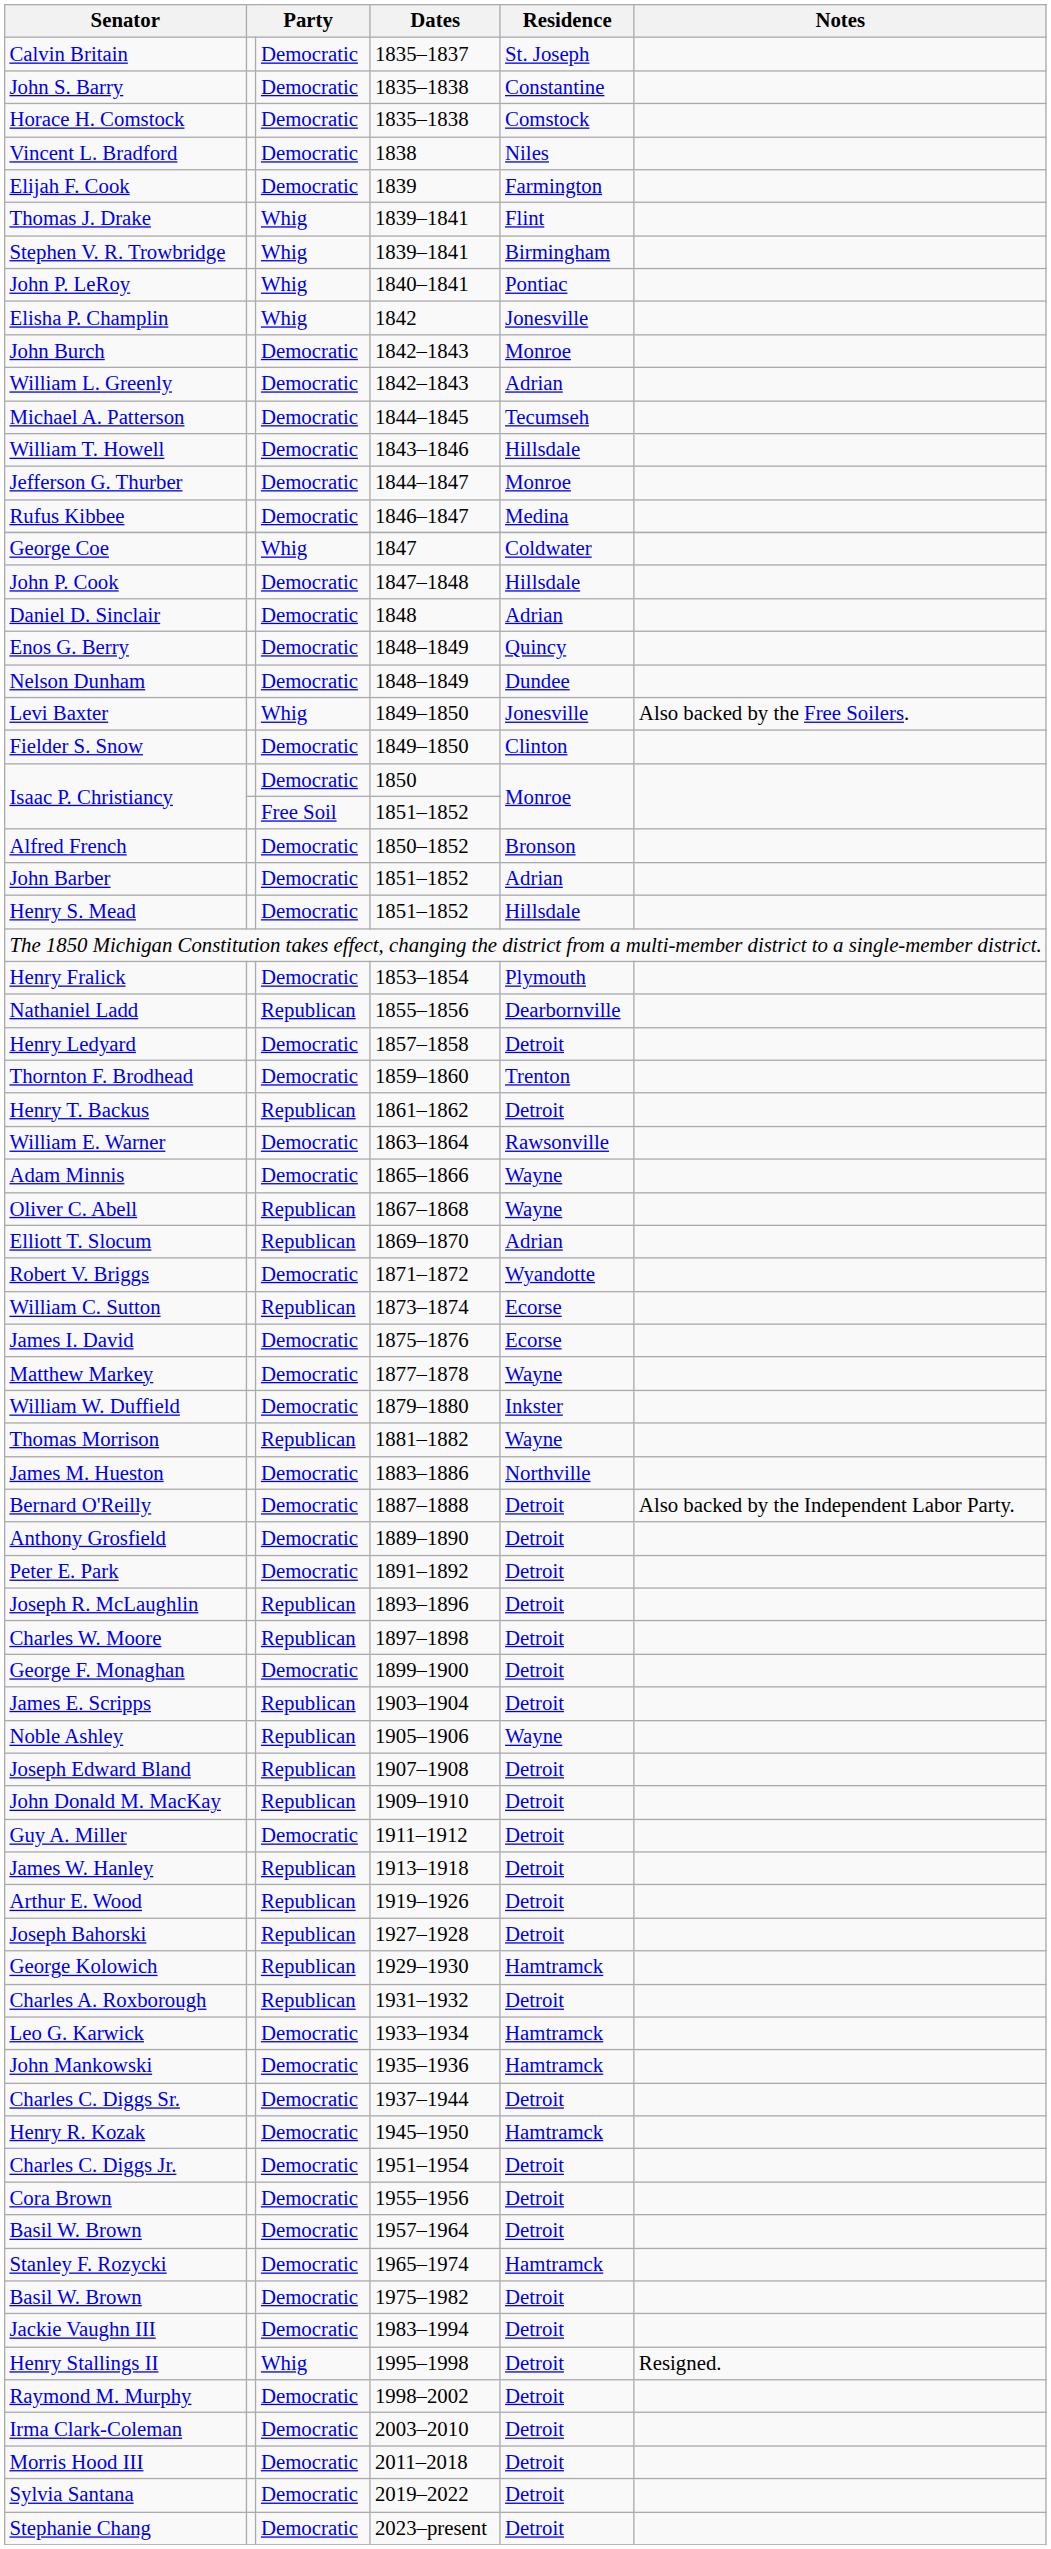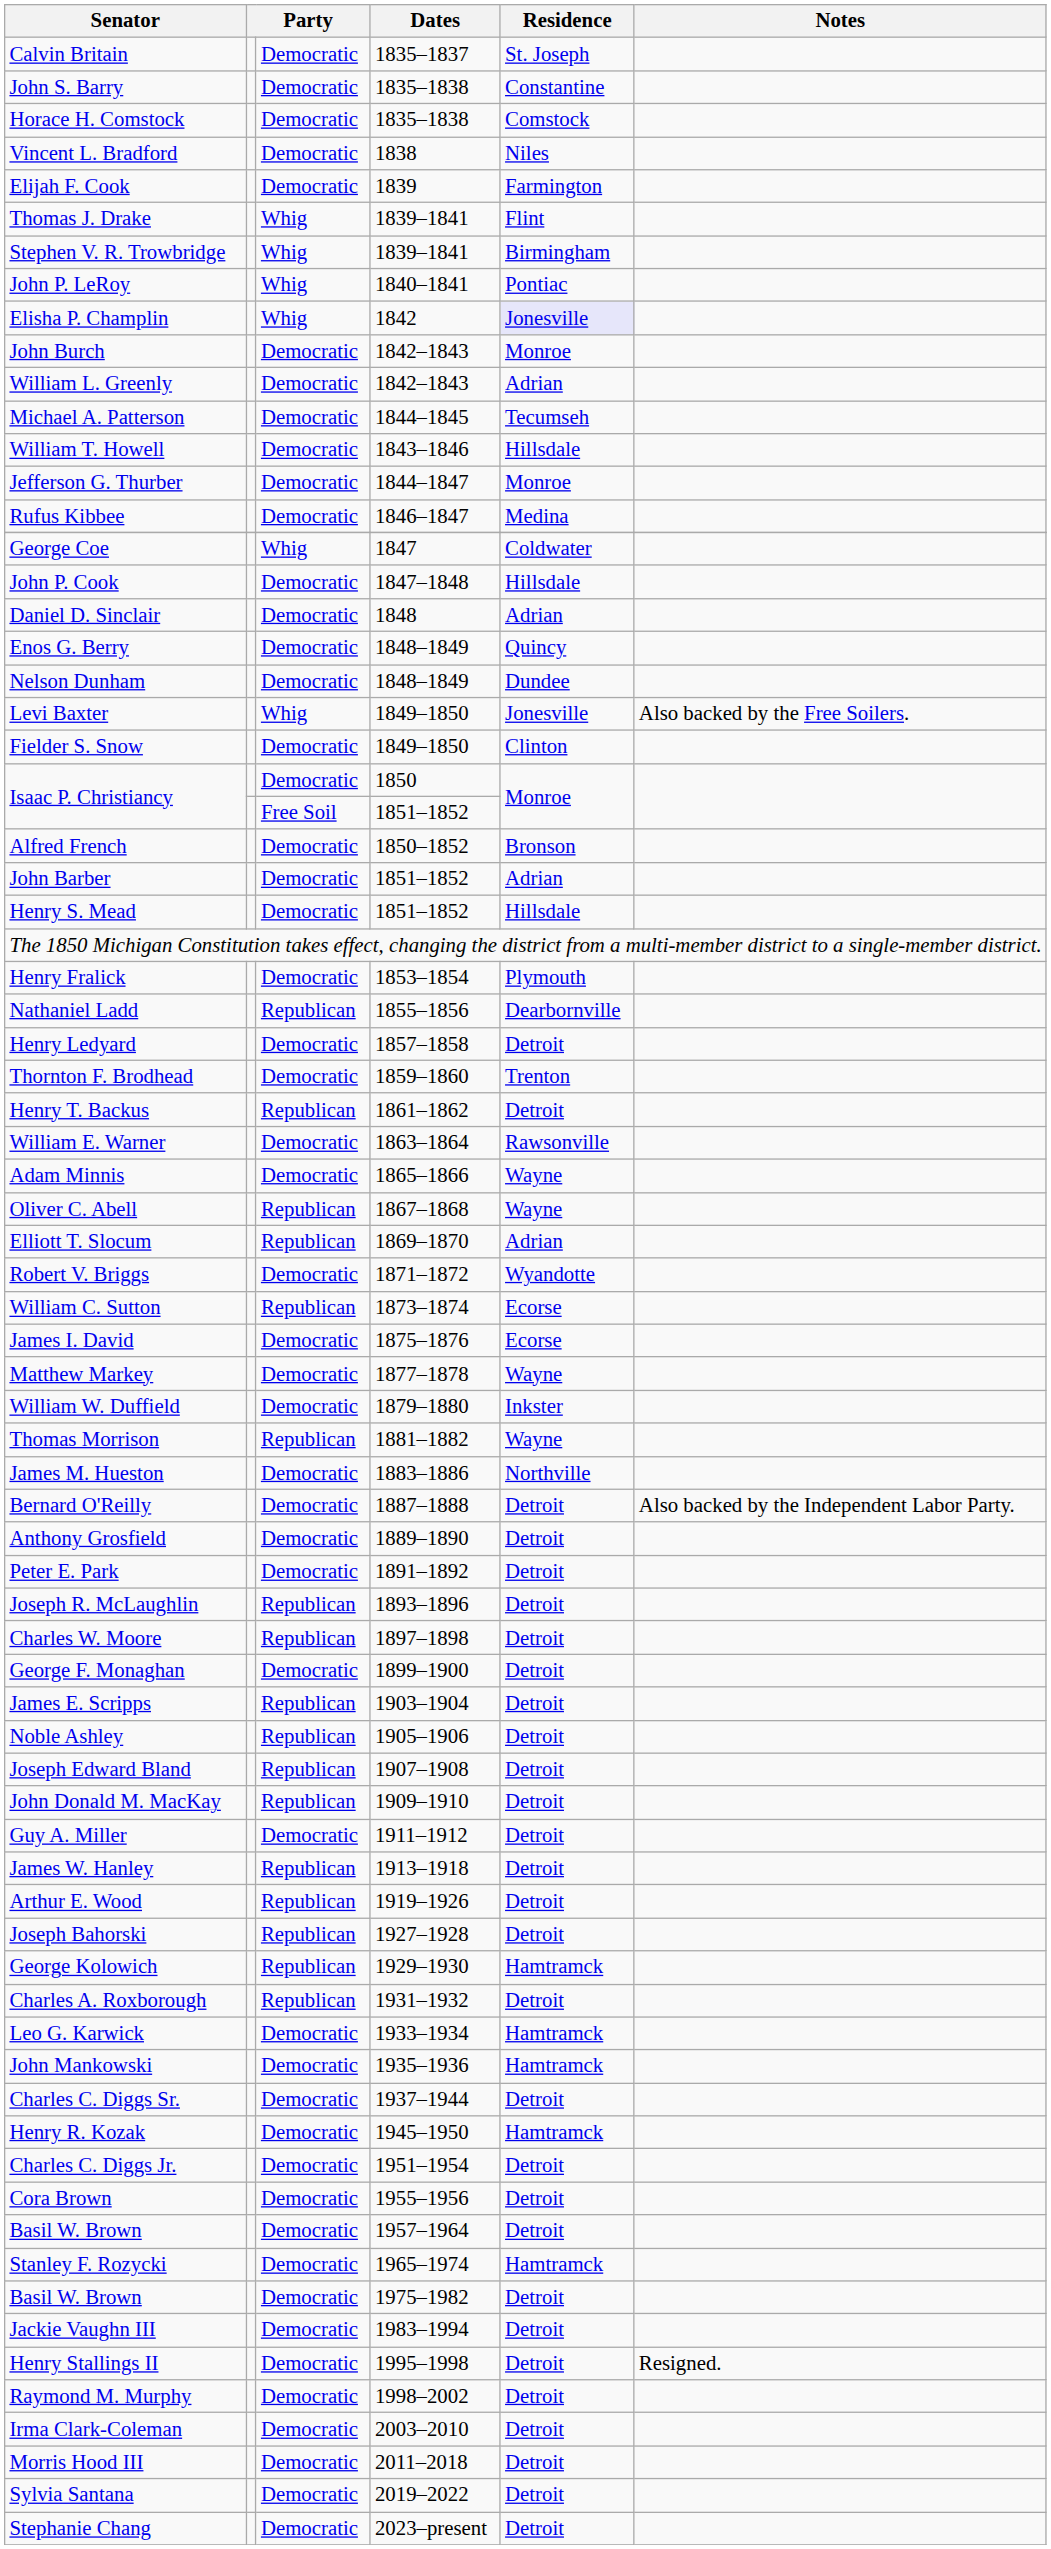(547, 317) no background -> (547, 317) lavender background
(534, 1736) Wayne -> (535, 1736) Detroit
(284, 2363) Whig -> (309, 2363) Democratic
